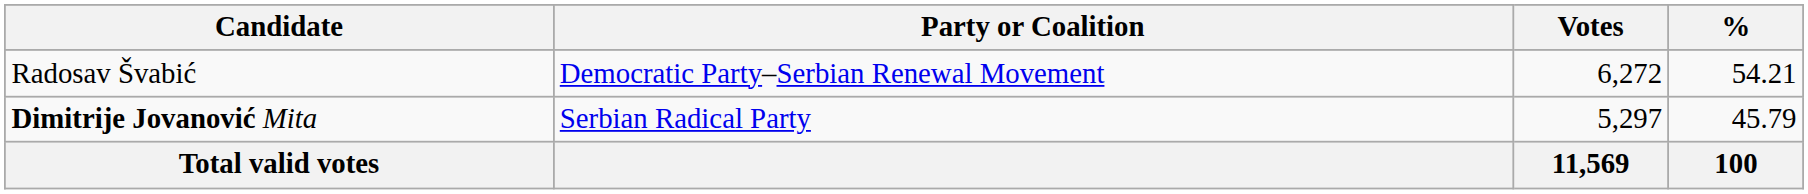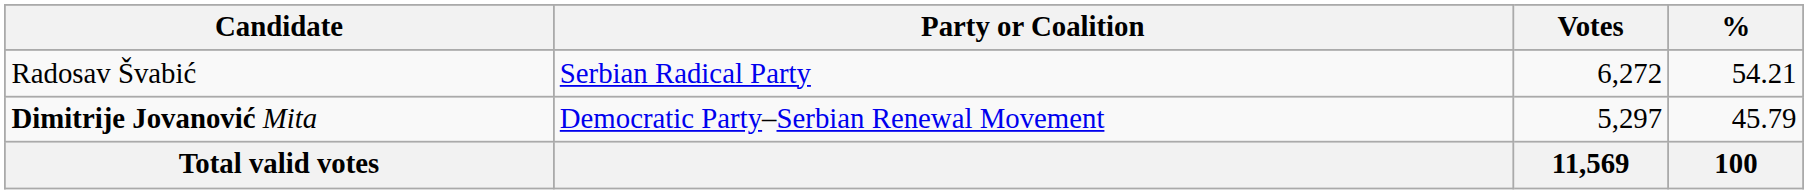(832, 73) Democratic Party–Serbian Renewal Movement -> (685, 73) Serbian Radical Party
(685, 118) Serbian Radical Party -> (832, 118) Democratic Party–Serbian Renewal Movement
